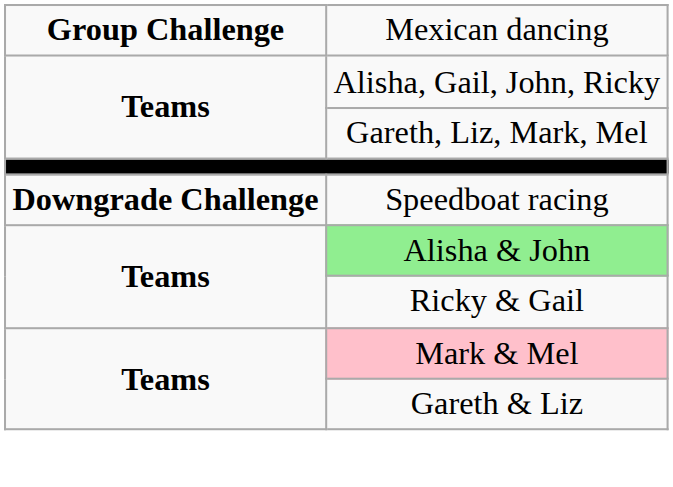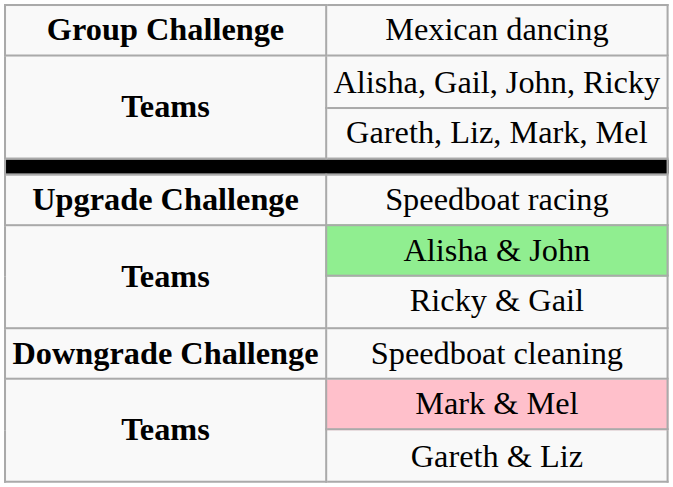(166, 198) Downgrade Challenge -> (166, 198) Upgrade Challenge
+ row: (497, 352)
